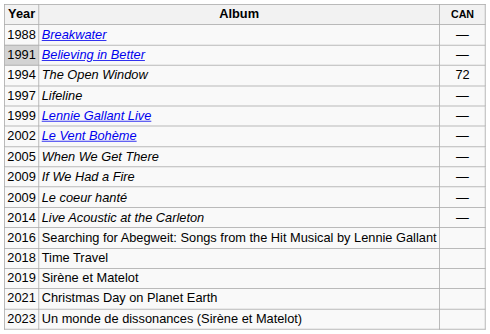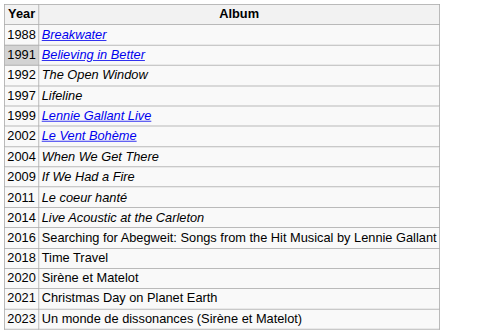- column: (462, 15)
(22, 75) 1994 -> (22, 75) 1992
(22, 156) 2005 -> (22, 156) 2004
(22, 197) 2009 -> (21, 197) 2011
(22, 278) 2019 -> (22, 278) 2020
